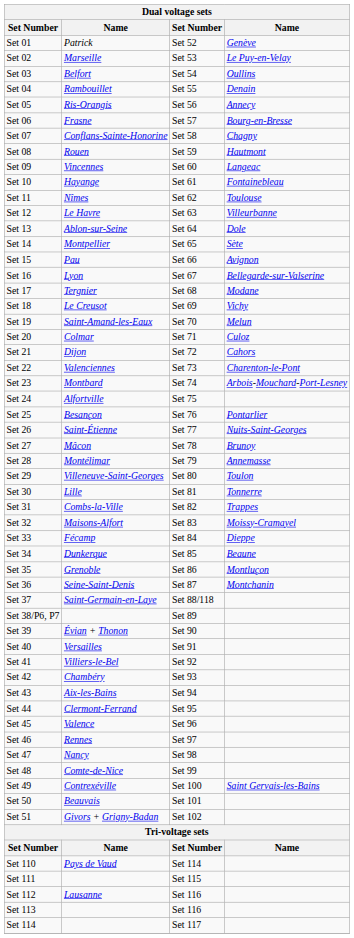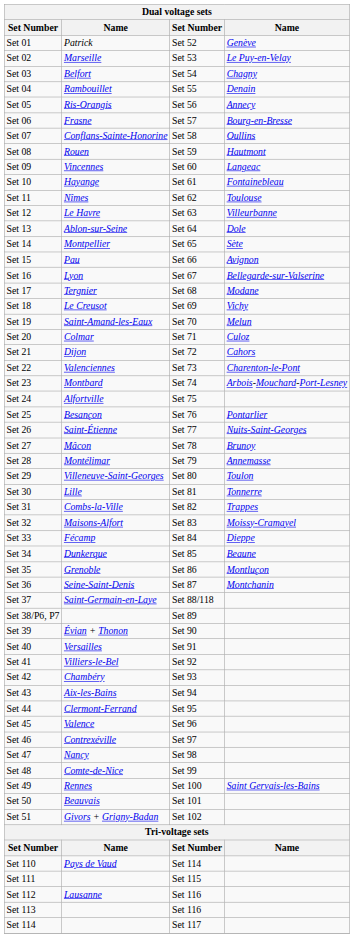(241, 74) Oullins -> (242, 74) Chagny
(242, 136) Chagny -> (241, 136) Oullins
(78, 739) Rennes -> (90, 739) Contrexéville
(90, 786) Contrexéville -> (78, 786) Rennes
